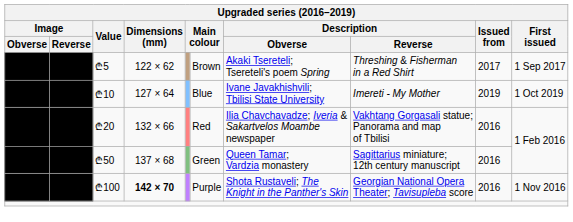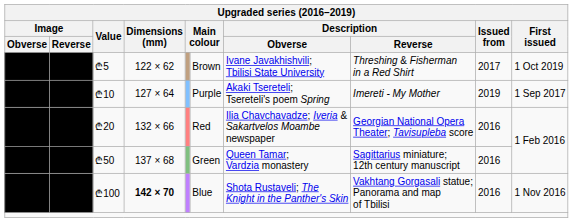(278, 66) Akaki Tsereteli; Tsereteli's poem Spring -> (275, 66) Ivane Javakhishvili; Tbilisi State University
(540, 66) 1 Sep 2017 -> (539, 66) 1 Oct 2019
(202, 94) Blue -> (207, 94) Purple
(275, 94) Ivane Javakhishvili; Tbilisi State University -> (278, 94) Akaki Tsereteli; Tsereteli's poem Spring
(539, 94) 1 Oct 2019 -> (540, 94) 1 Sep 2017
(413, 127) Vakhtang Gorgasali statue; Panorama and map of Tbilisi -> (413, 127) Georgian National Opera Theater; Tavisupleba score
(207, 187) Purple -> (202, 193) Blue
(413, 187) Georgian National Opera Theater; Tavisupleba score -> (413, 193) Vakhtang Gorgasali statue; Panorama and map of Tbilisi
